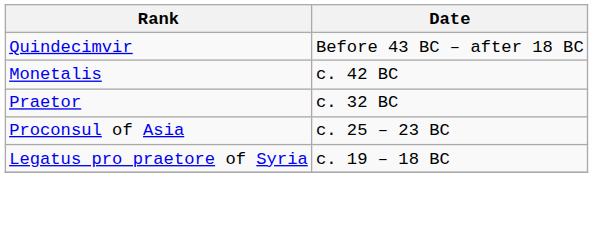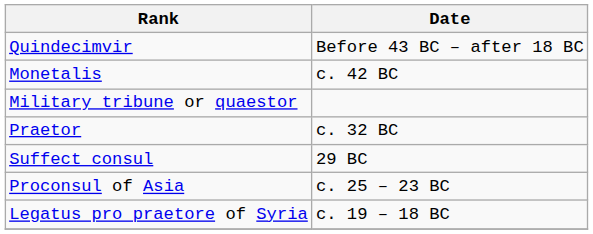+ row: (153, 103)
+ row: (81, 158)
